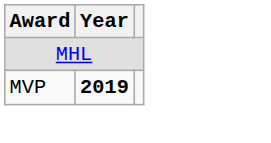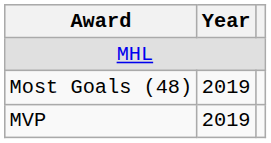+ row: (101, 87)
(104, 87) bold -> (226, 120) normal
